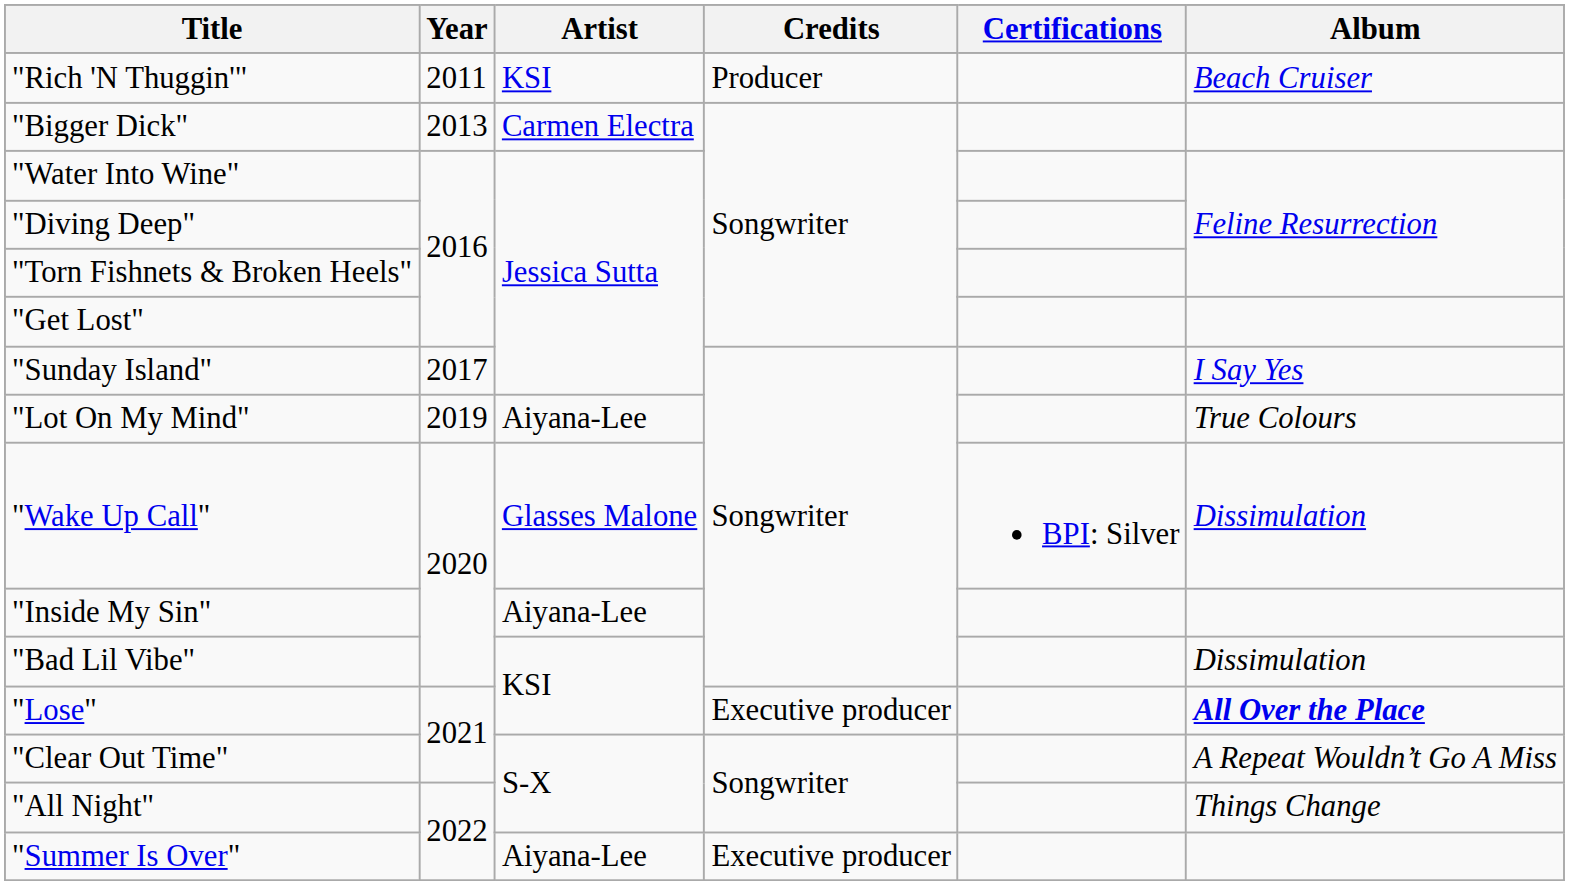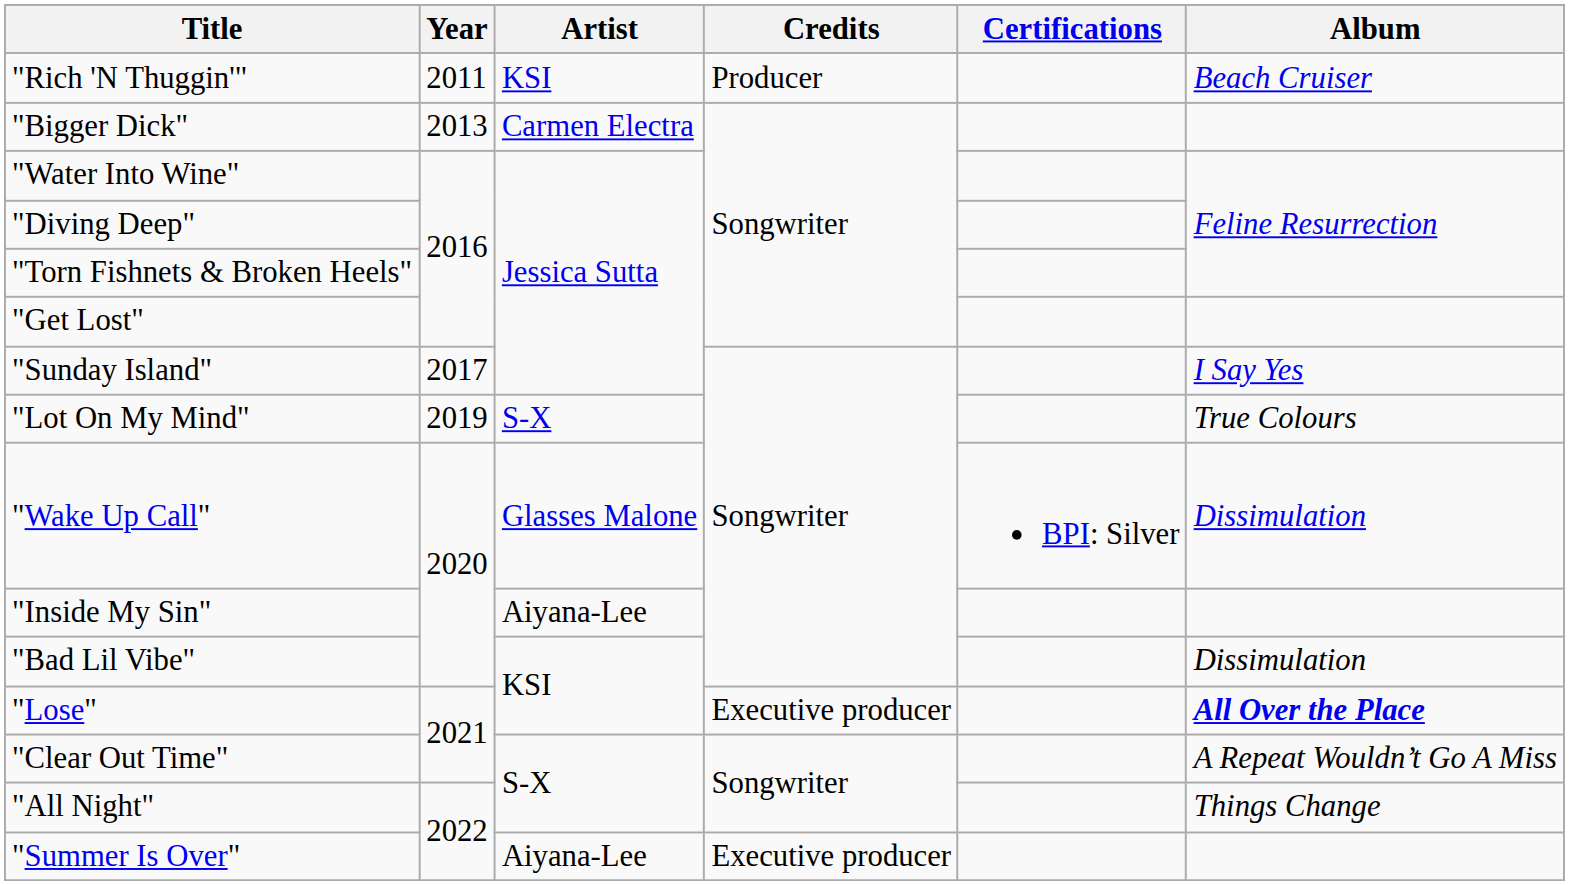(574, 418) Aiyana-Lee -> (527, 418) S-X
